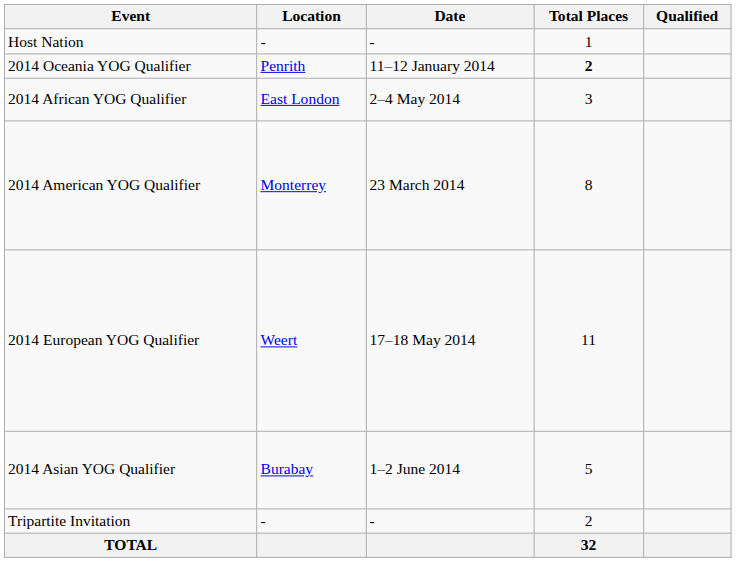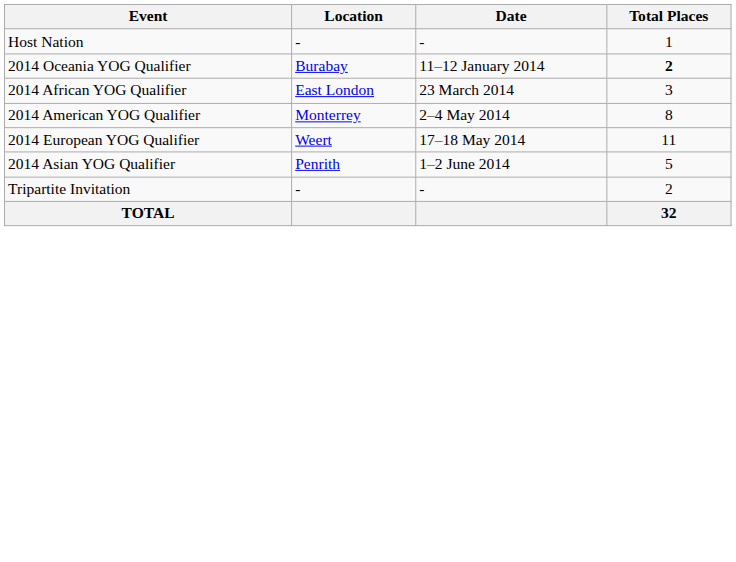- column: (687, 16)
(283, 66) Penrith -> (322, 66) Burabay
(415, 99) 2–4 May 2014 -> (467, 90) 23 March 2014
(417, 185) 23 March 2014 -> (464, 115) 2–4 May 2014
(287, 470) Burabay -> (318, 164) Penrith
